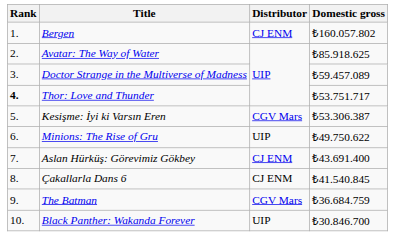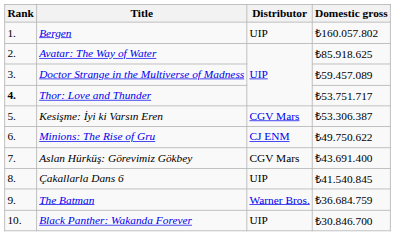(272, 32) CJ ENM -> (259, 32) UIP
(261, 137) UIP -> (270, 137) CJ ENM
(272, 158) CJ ENM -> (274, 158) CGV Mars
(272, 178) CJ ENM -> (259, 178) UIP
(277, 199) CGV Mars -> (280, 199) Warner Bros.
